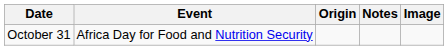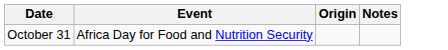- column: (422, 14)
